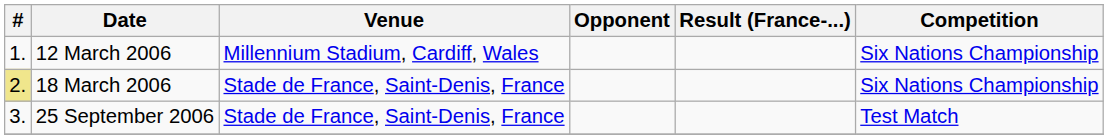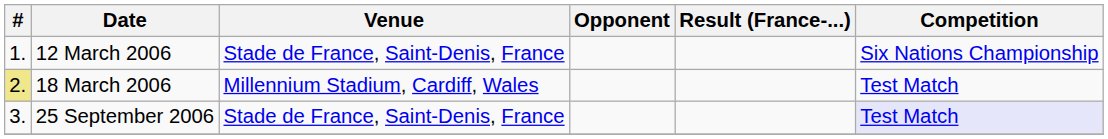(381, 52) Millennium Stadium, Cardiff, Wales -> (394, 52) Stade de France, Saint-Denis, France
(394, 85) Stade de France, Saint-Denis, France -> (381, 85) Millennium Stadium, Cardiff, Wales
(979, 85) Six Nations Championship -> (909, 85) Test Match
(909, 117) no background -> (909, 117) lavender background
